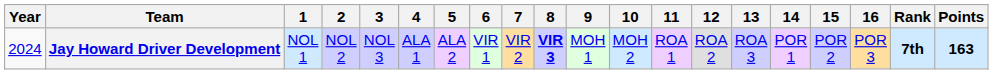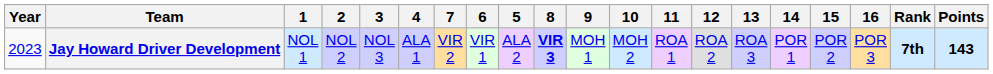columns swapped: (452, 16) <-> (518, 16)
(25, 48) 2024 -> (25, 48) 2023
(961, 48) 163 -> (961, 48) 143
